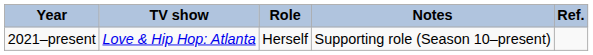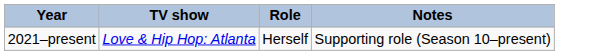- column: (571, 15)
